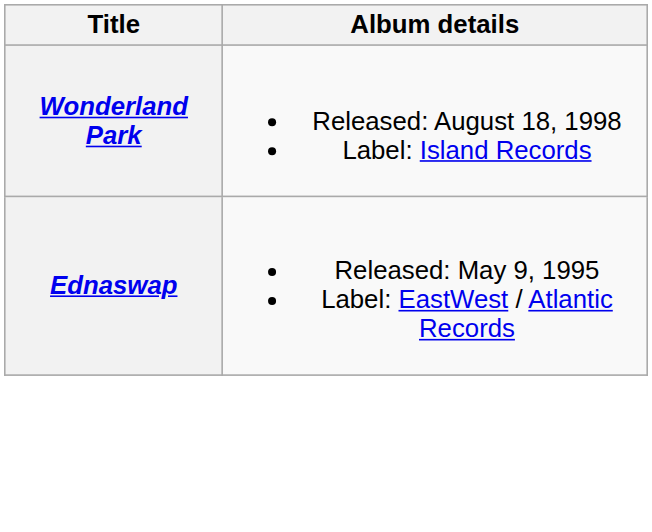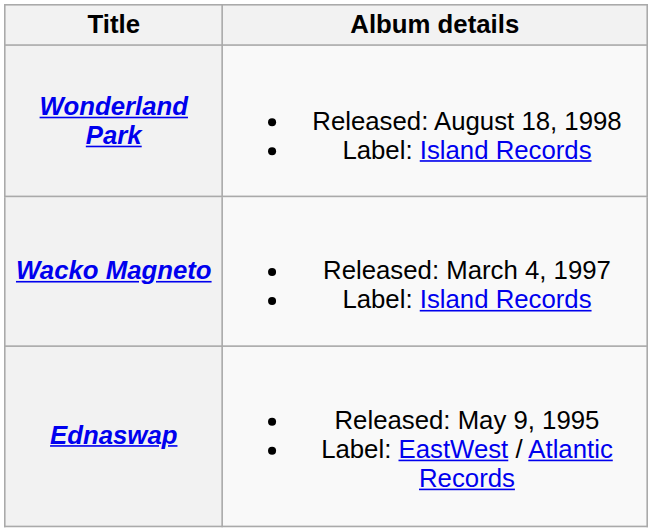+ row: (114, 270)
